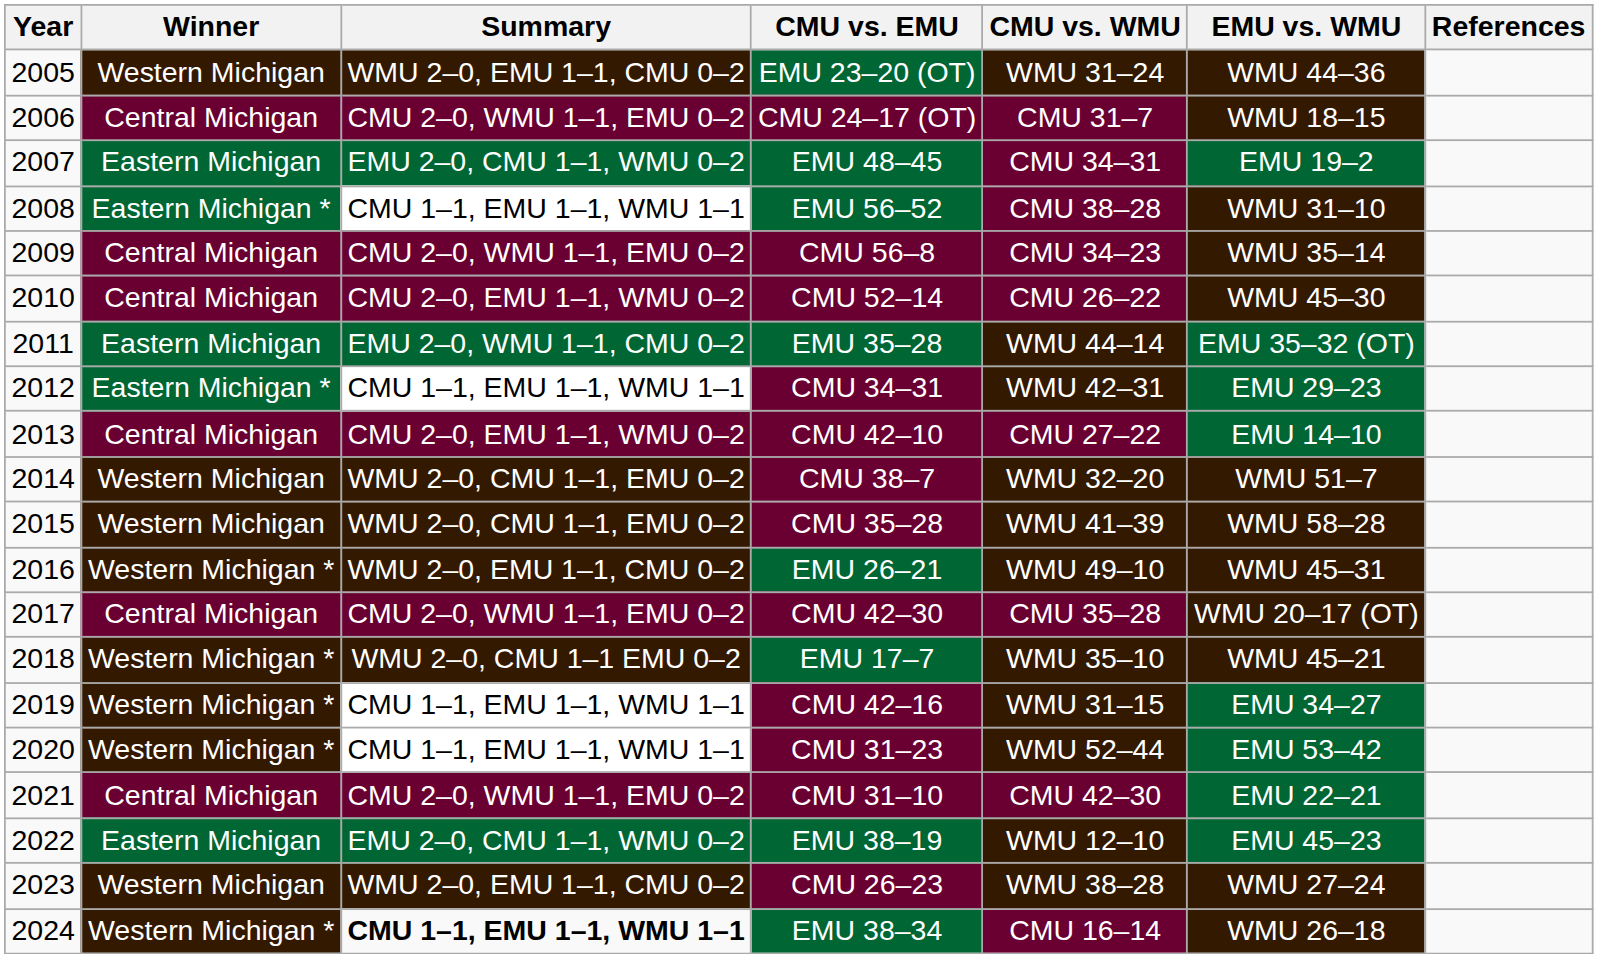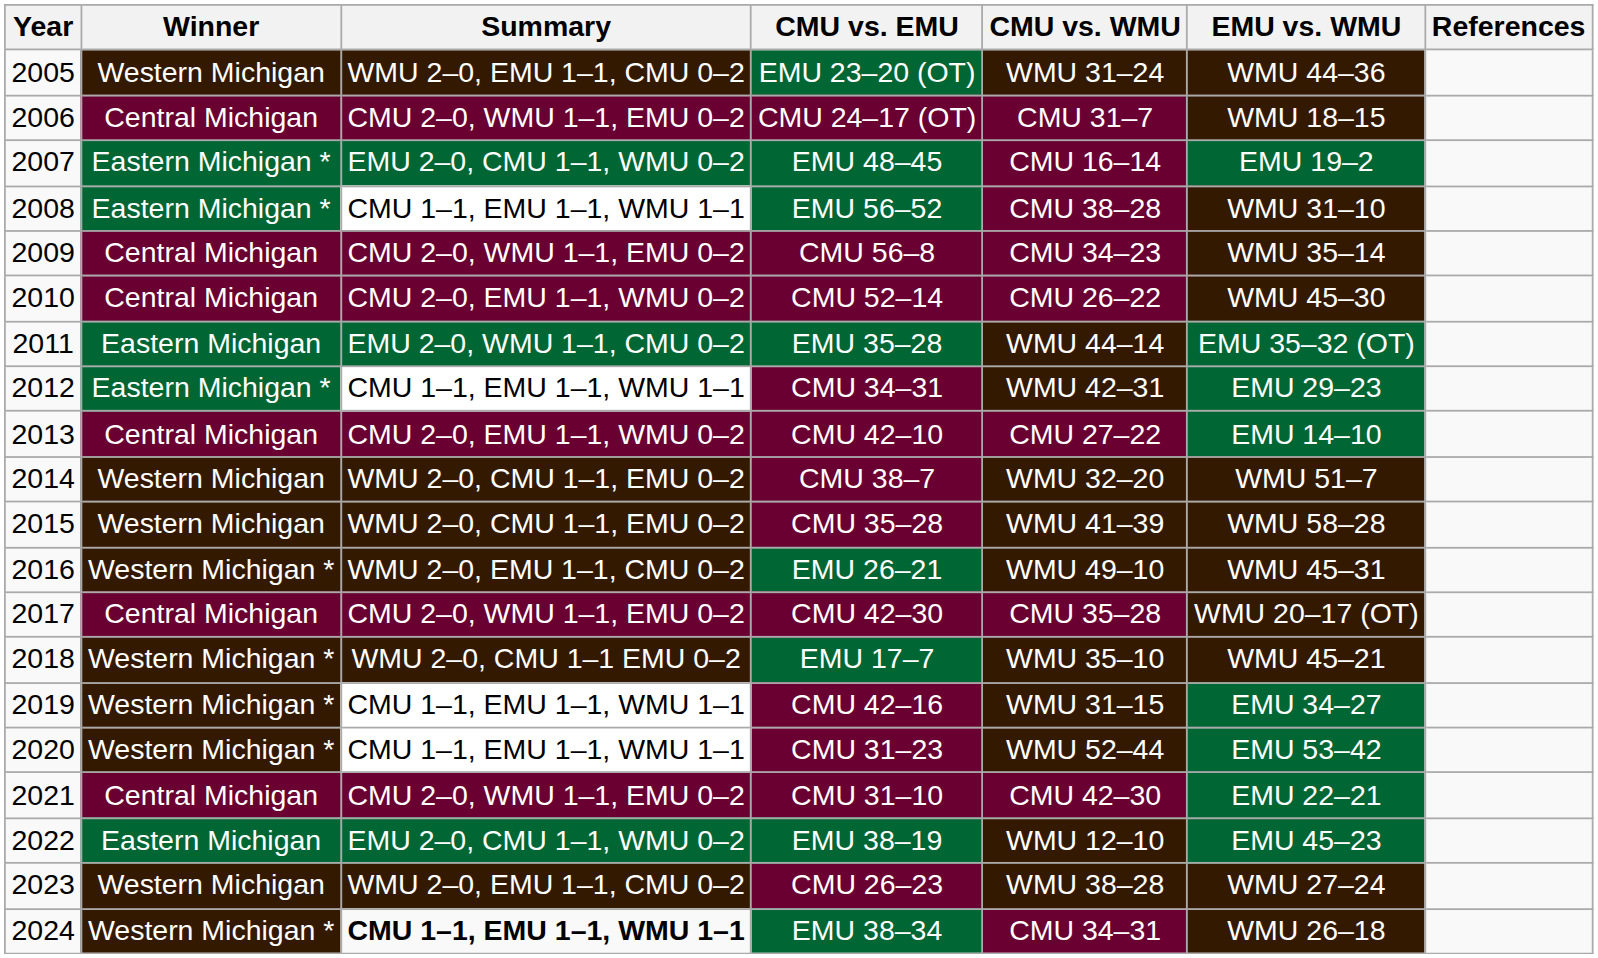(211, 162) Eastern Michigan -> (211, 162) Eastern Michigan *
(1085, 162) CMU 34–31 -> (1085, 162) CMU 16–14
(1085, 930) CMU 16–14 -> (1085, 930) CMU 34–31
